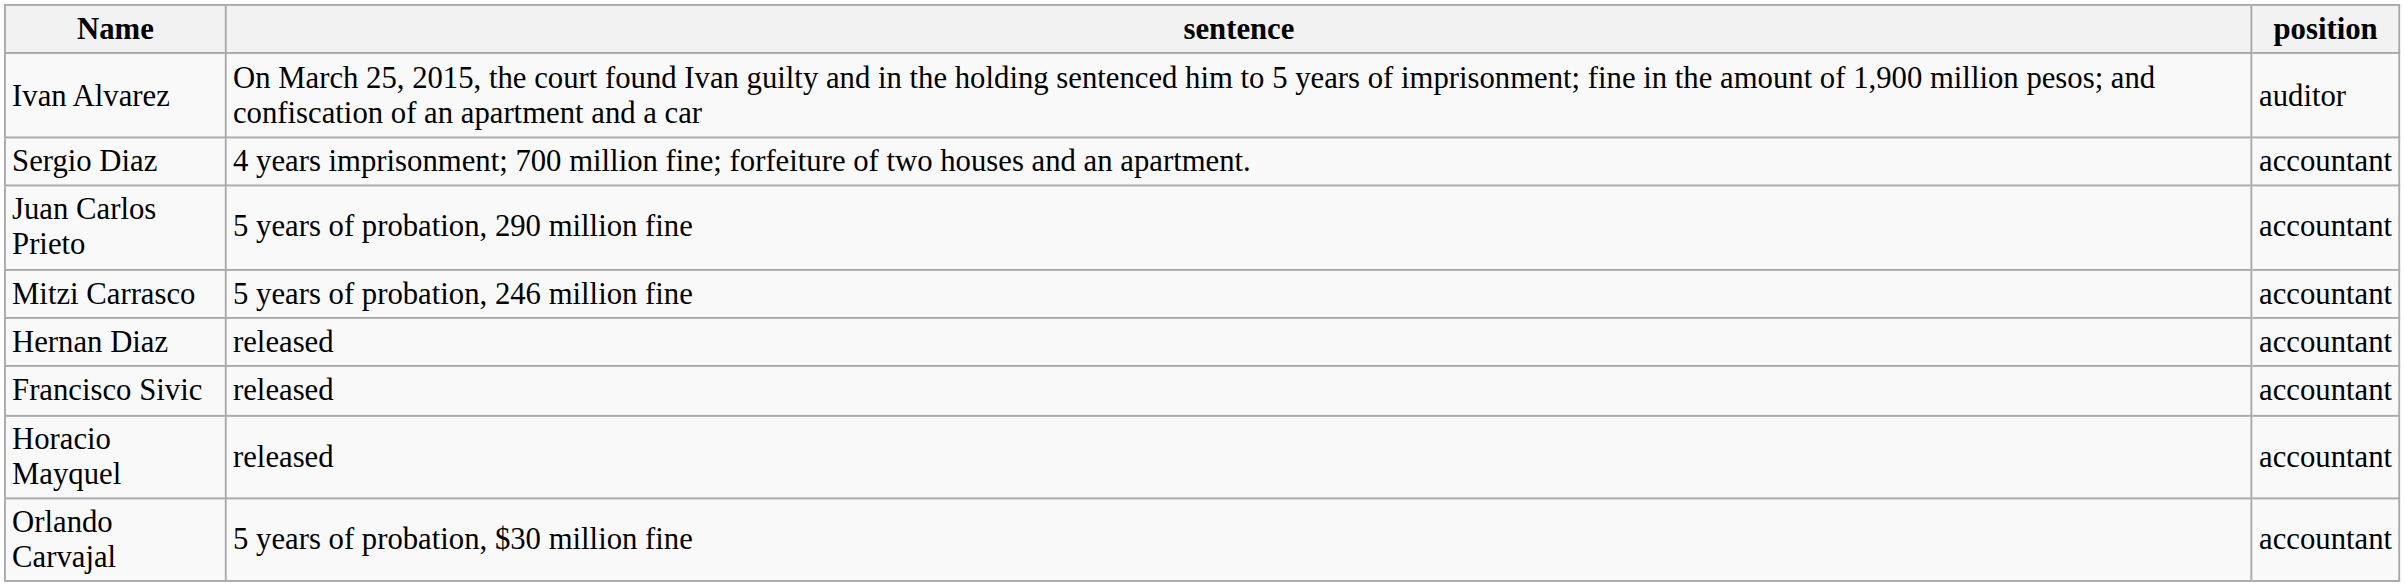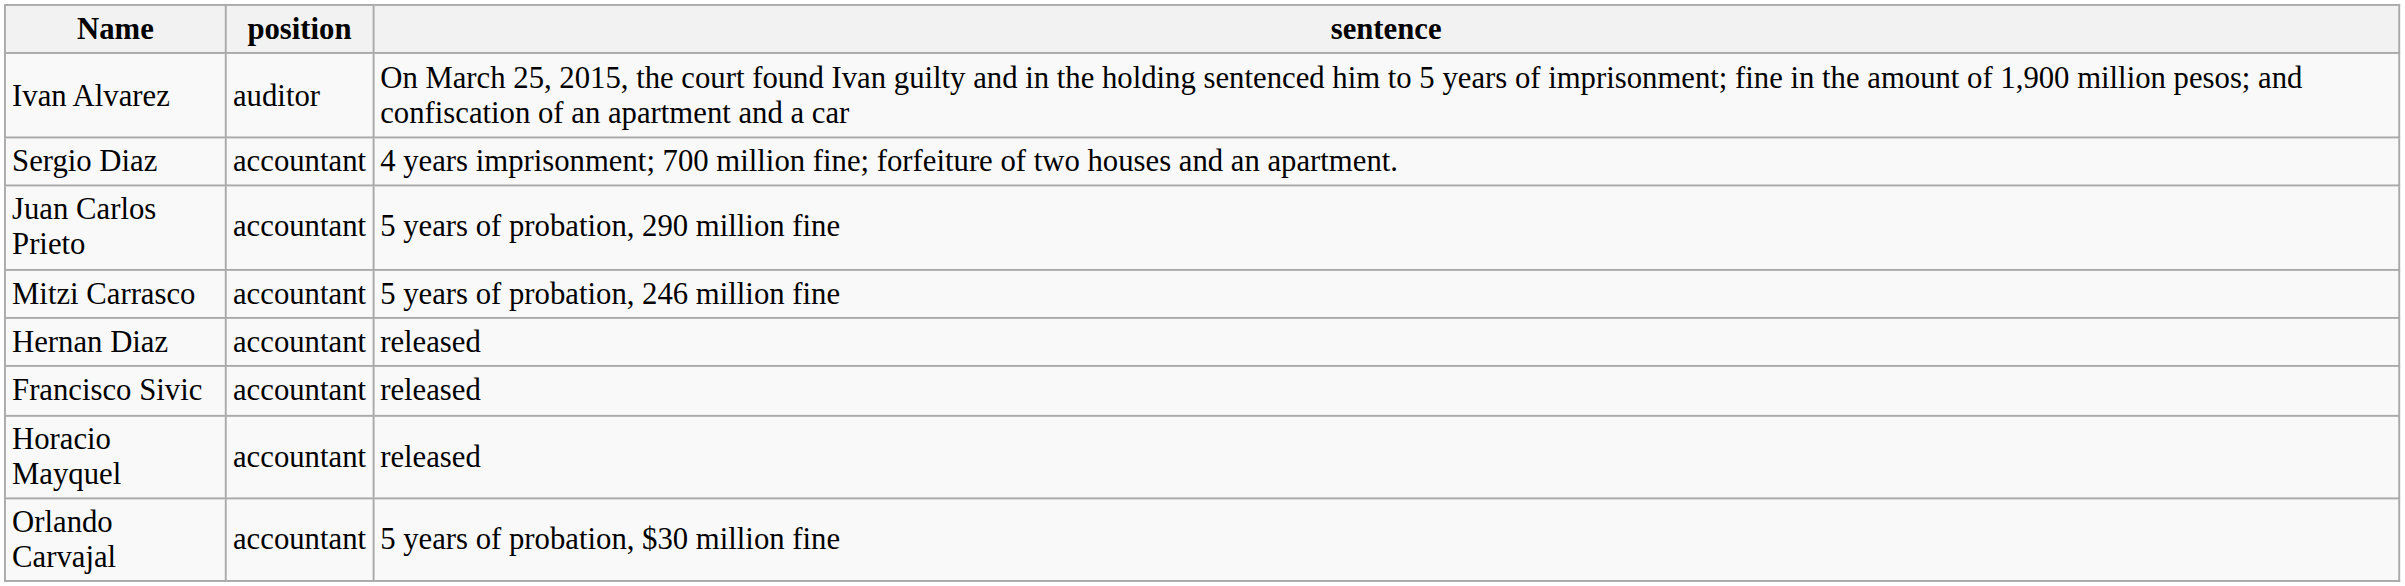columns swapped: (2326, 28) <-> (1239, 28)
